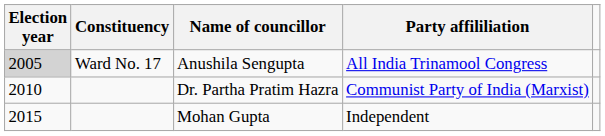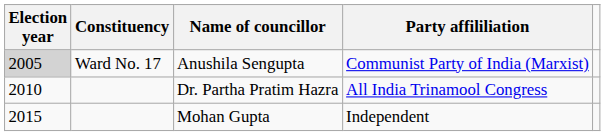(447, 63) All India Trinamool Congress -> (467, 63) Communist Party of India (Marxist)
(467, 90) Communist Party of India (Marxist) -> (447, 90) All India Trinamool Congress
